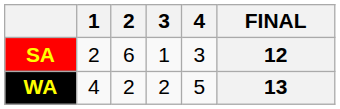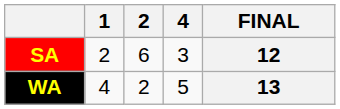- column: (164, 21)
